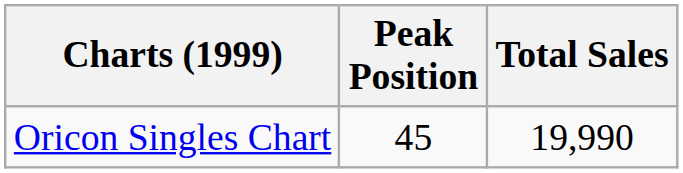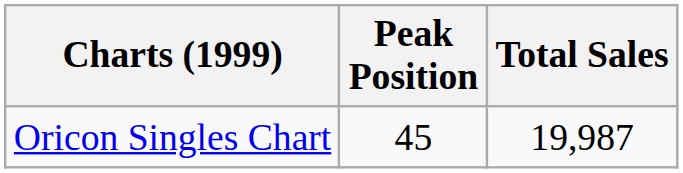(582, 136) 19,990 -> (582, 136) 19,987
